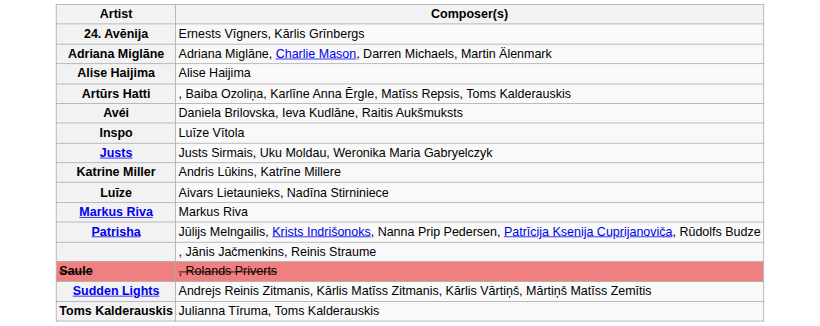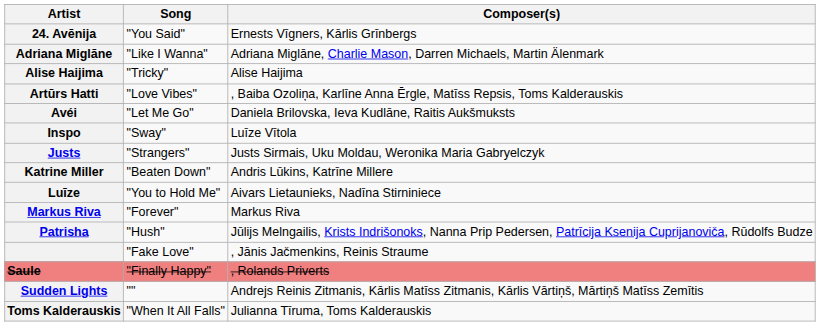+ column: (176, 14)
